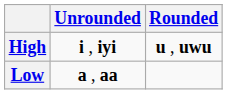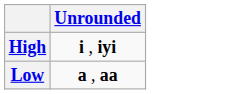- column: (184, 18)
